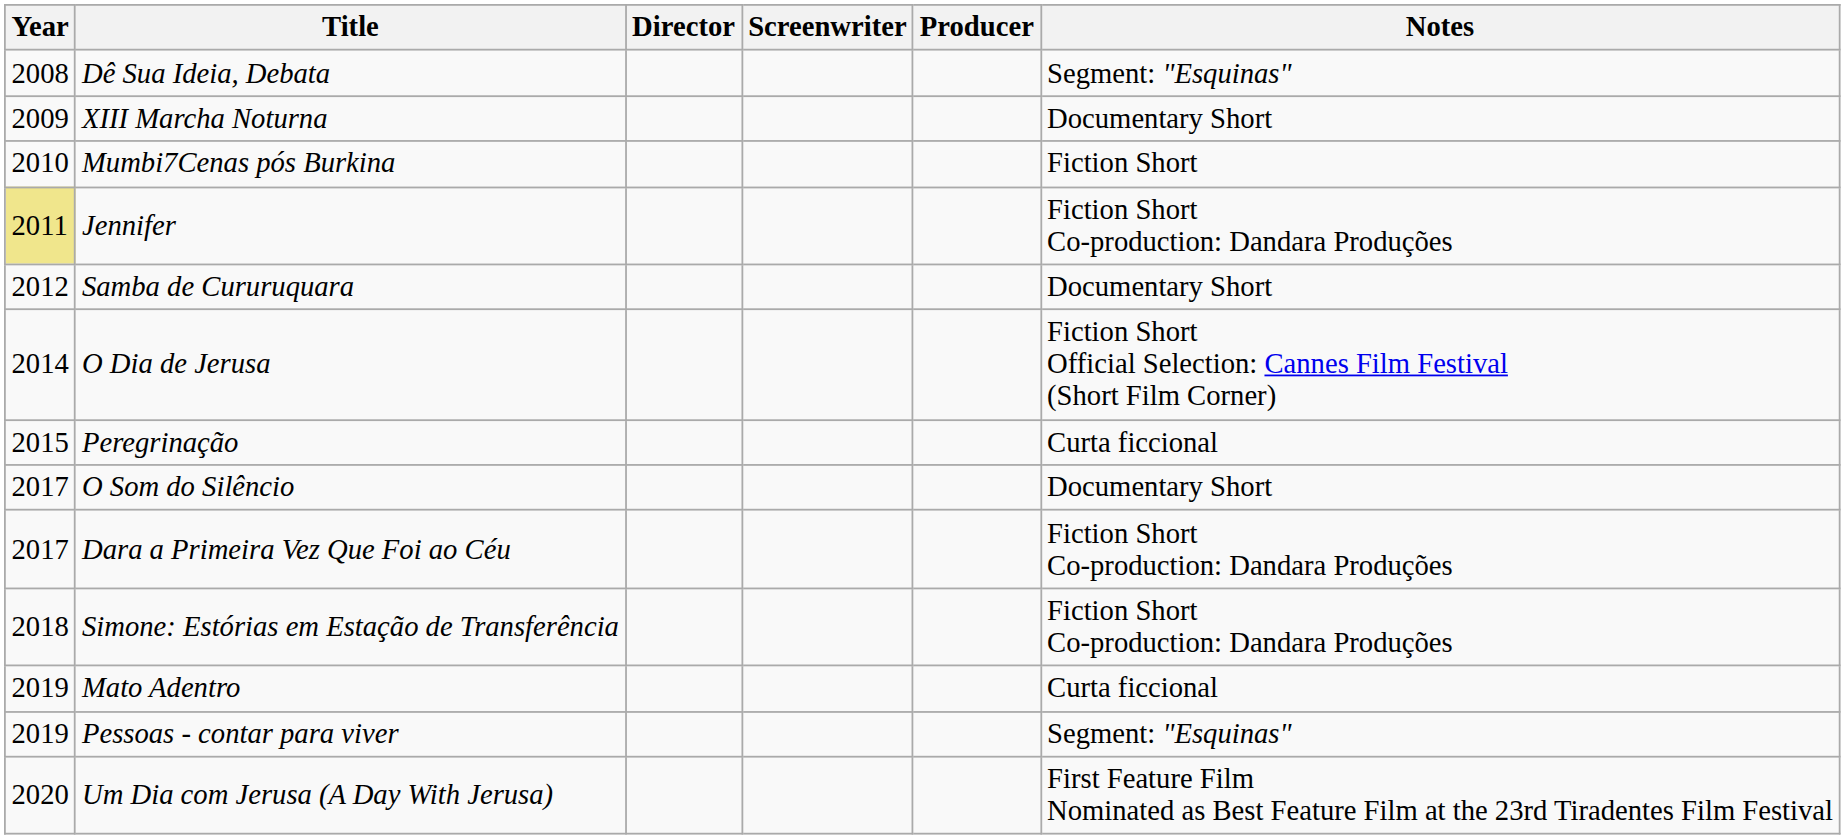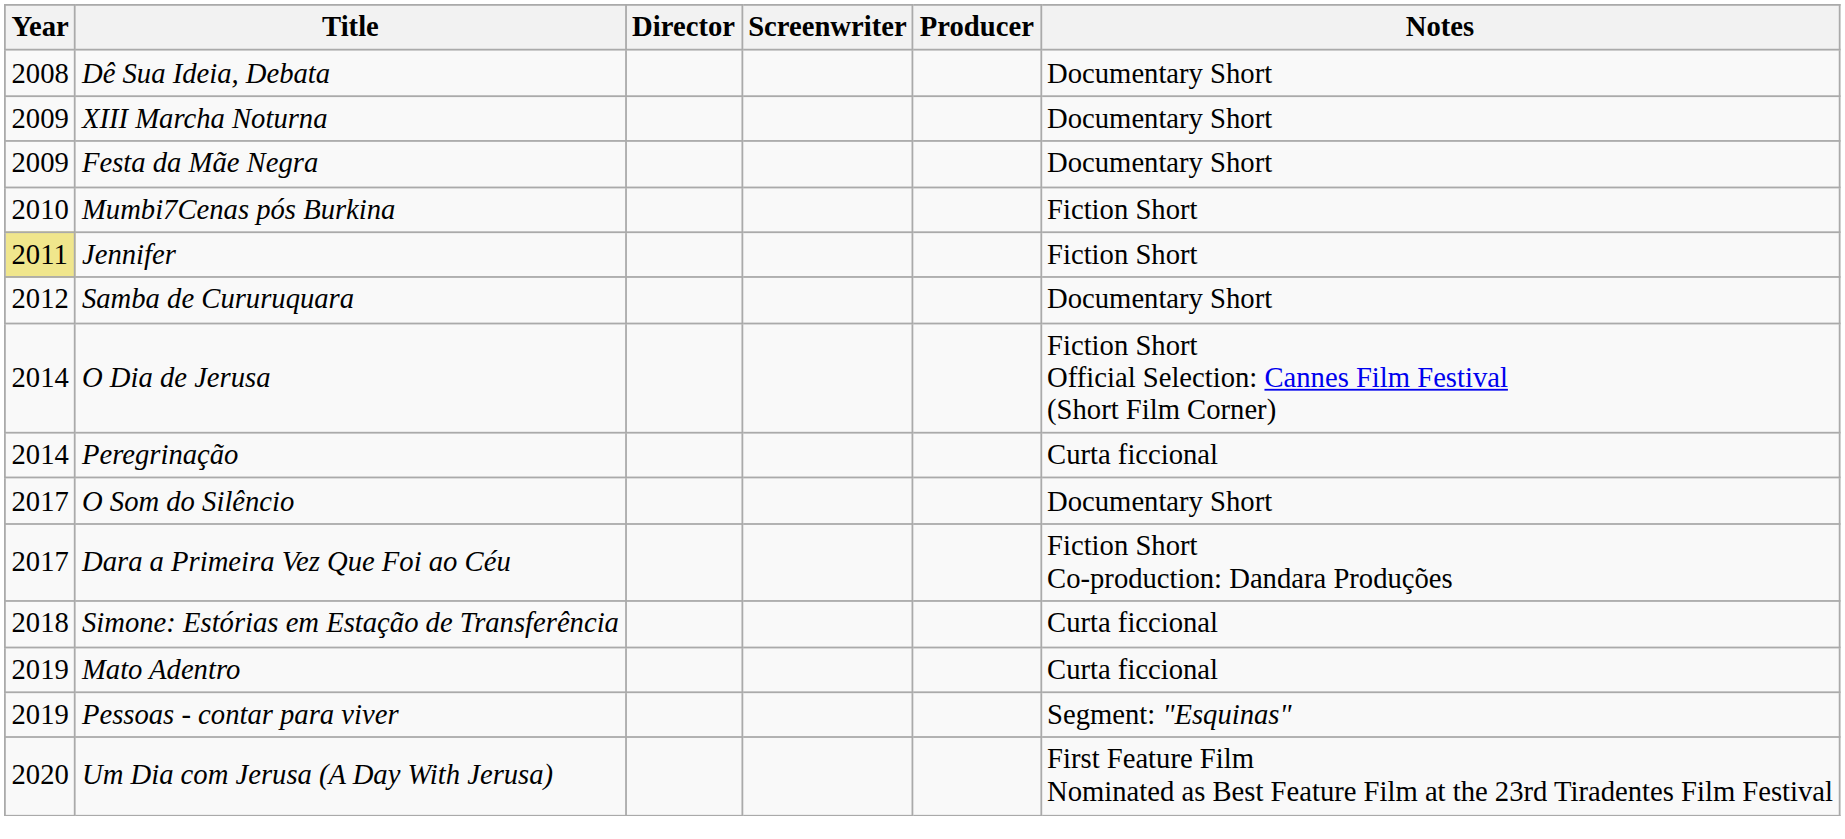(1169, 72) Segment: "Esquinas" -> (1160, 72) Documentary Short
+ row: (200, 163)
(1250, 225) Fiction Short Co-production: Dandara Produções -> (1122, 254) Fiction Short
(40, 441) 2015 -> (40, 455) 2014
(1250, 626) Fiction Short Co-production: Dandara Produções -> (1133, 623) Curta ficcional
